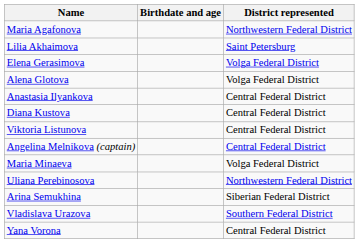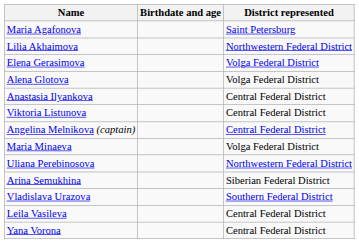(289, 29) Northwestern Federal District -> (261, 29) Saint Petersburg
(261, 46) Saint Petersburg -> (289, 46) Northwestern Federal District
- row: (38, 113)
+ row: (37, 213)
